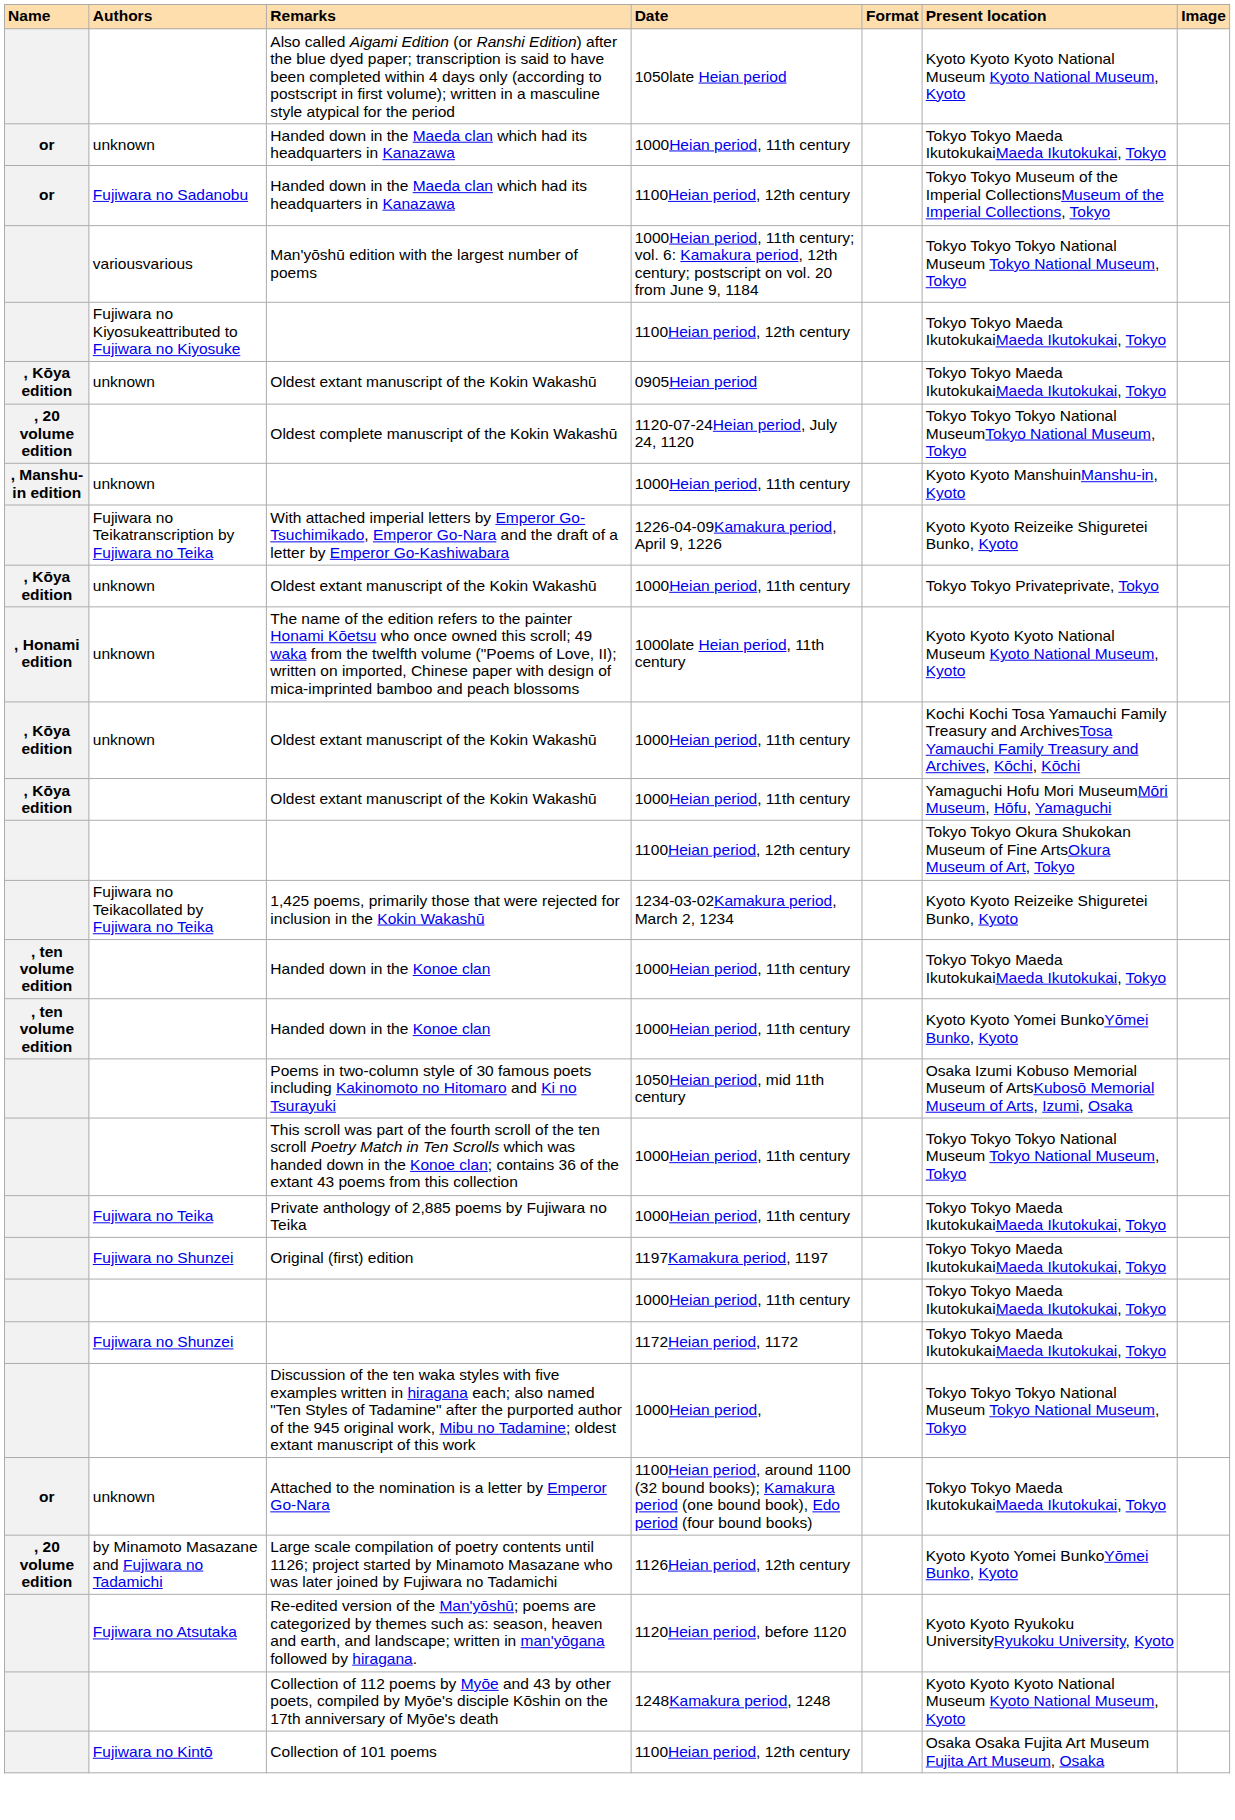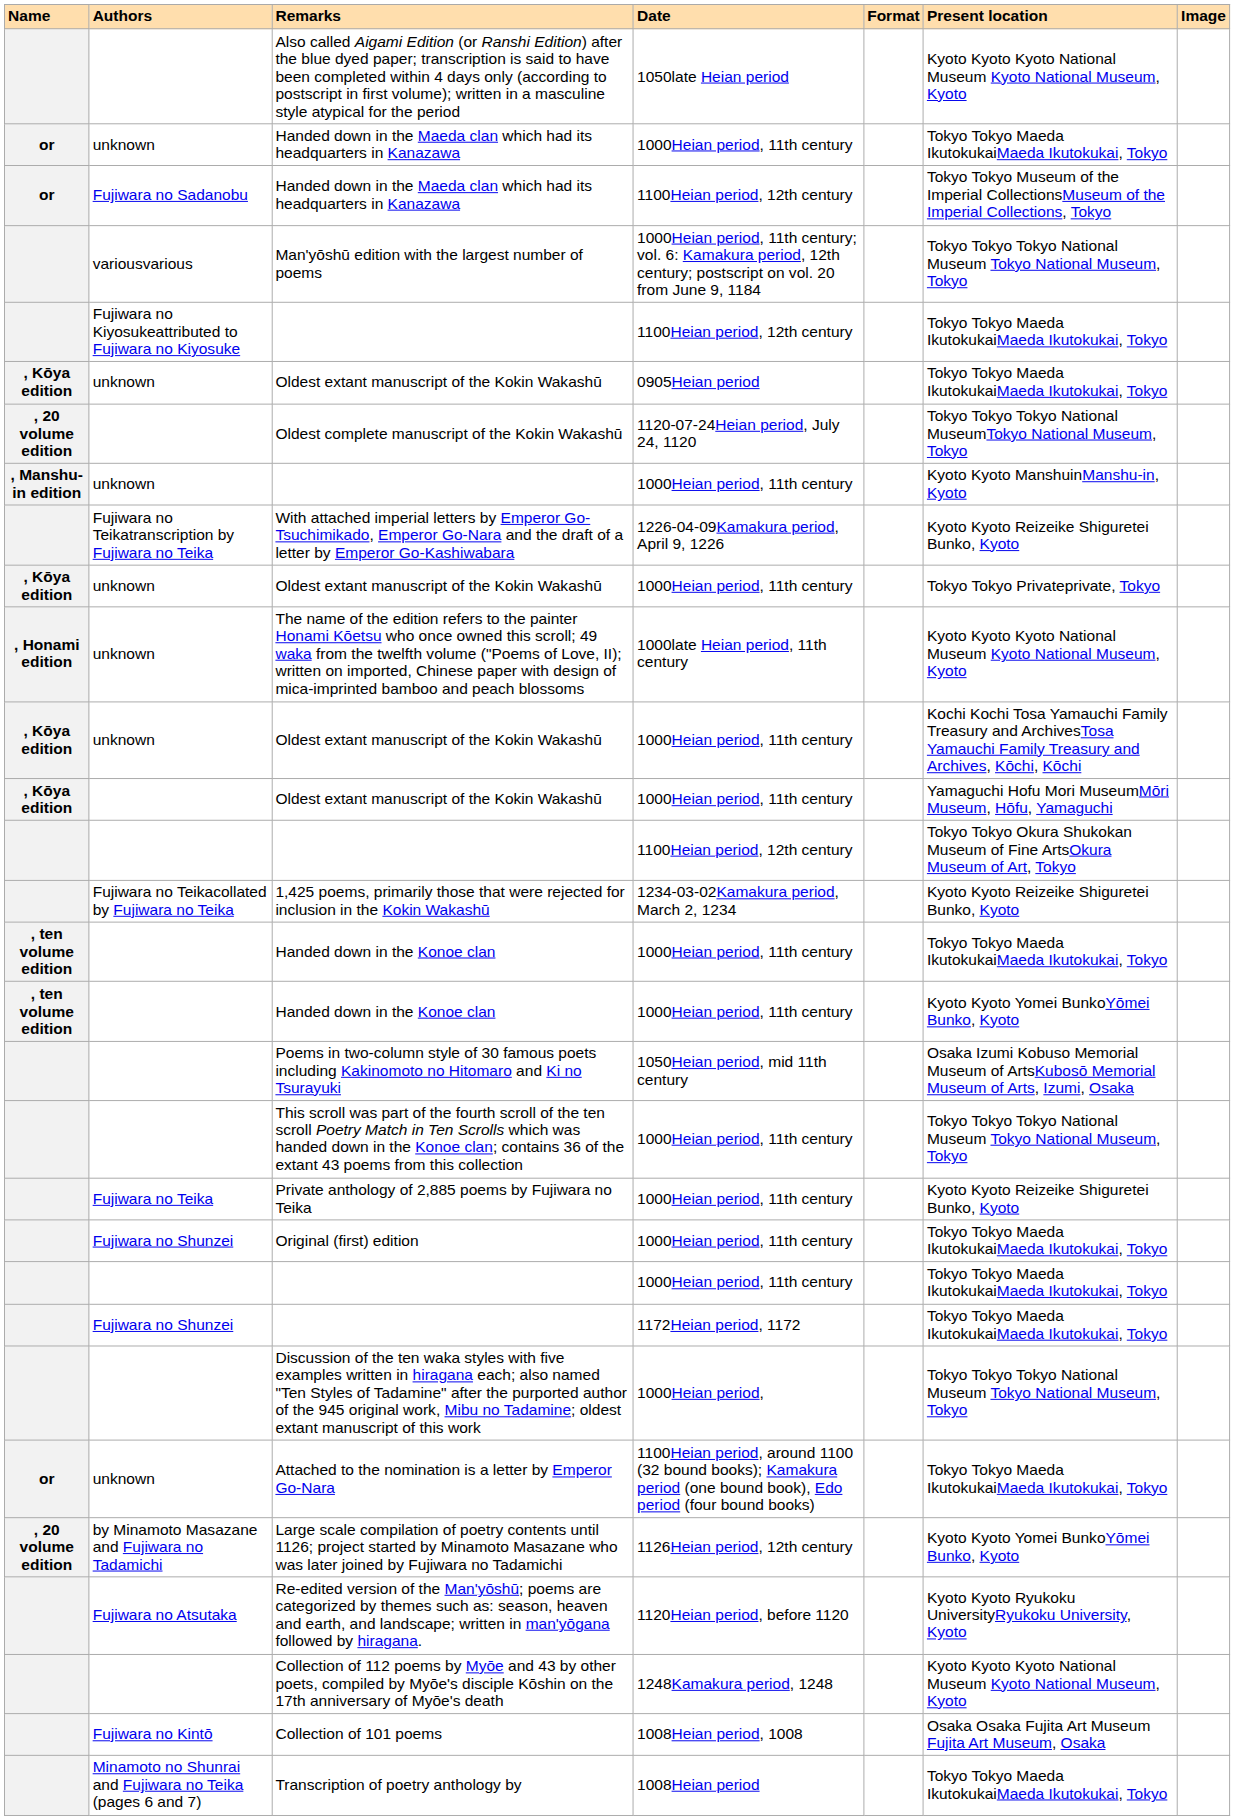(1046, 1216) Tokyo Tokyo Maeda IkutokukaiMaeda Ikutokukai, Tokyo -> (1038, 1198) Kyoto Kyoto Reizeike Shiguretei Bunko, Kyoto
(731, 1258) 1197Kamakura period, 1197 -> (745, 1240) 1000Heian period, 11th century
(742, 1752) 1100Heian period, 12th century -> (720, 1734) 1008Heian period, 1008
+ row: (168, 1785)
